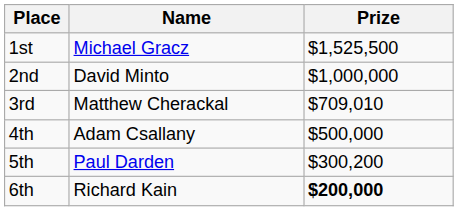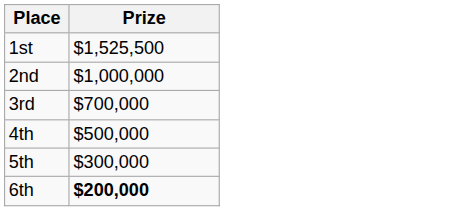- column: (187, 18)
(346, 104) $709,010 -> (111, 104) $700,000
(346, 162) $300,200 -> (111, 162) $300,000
